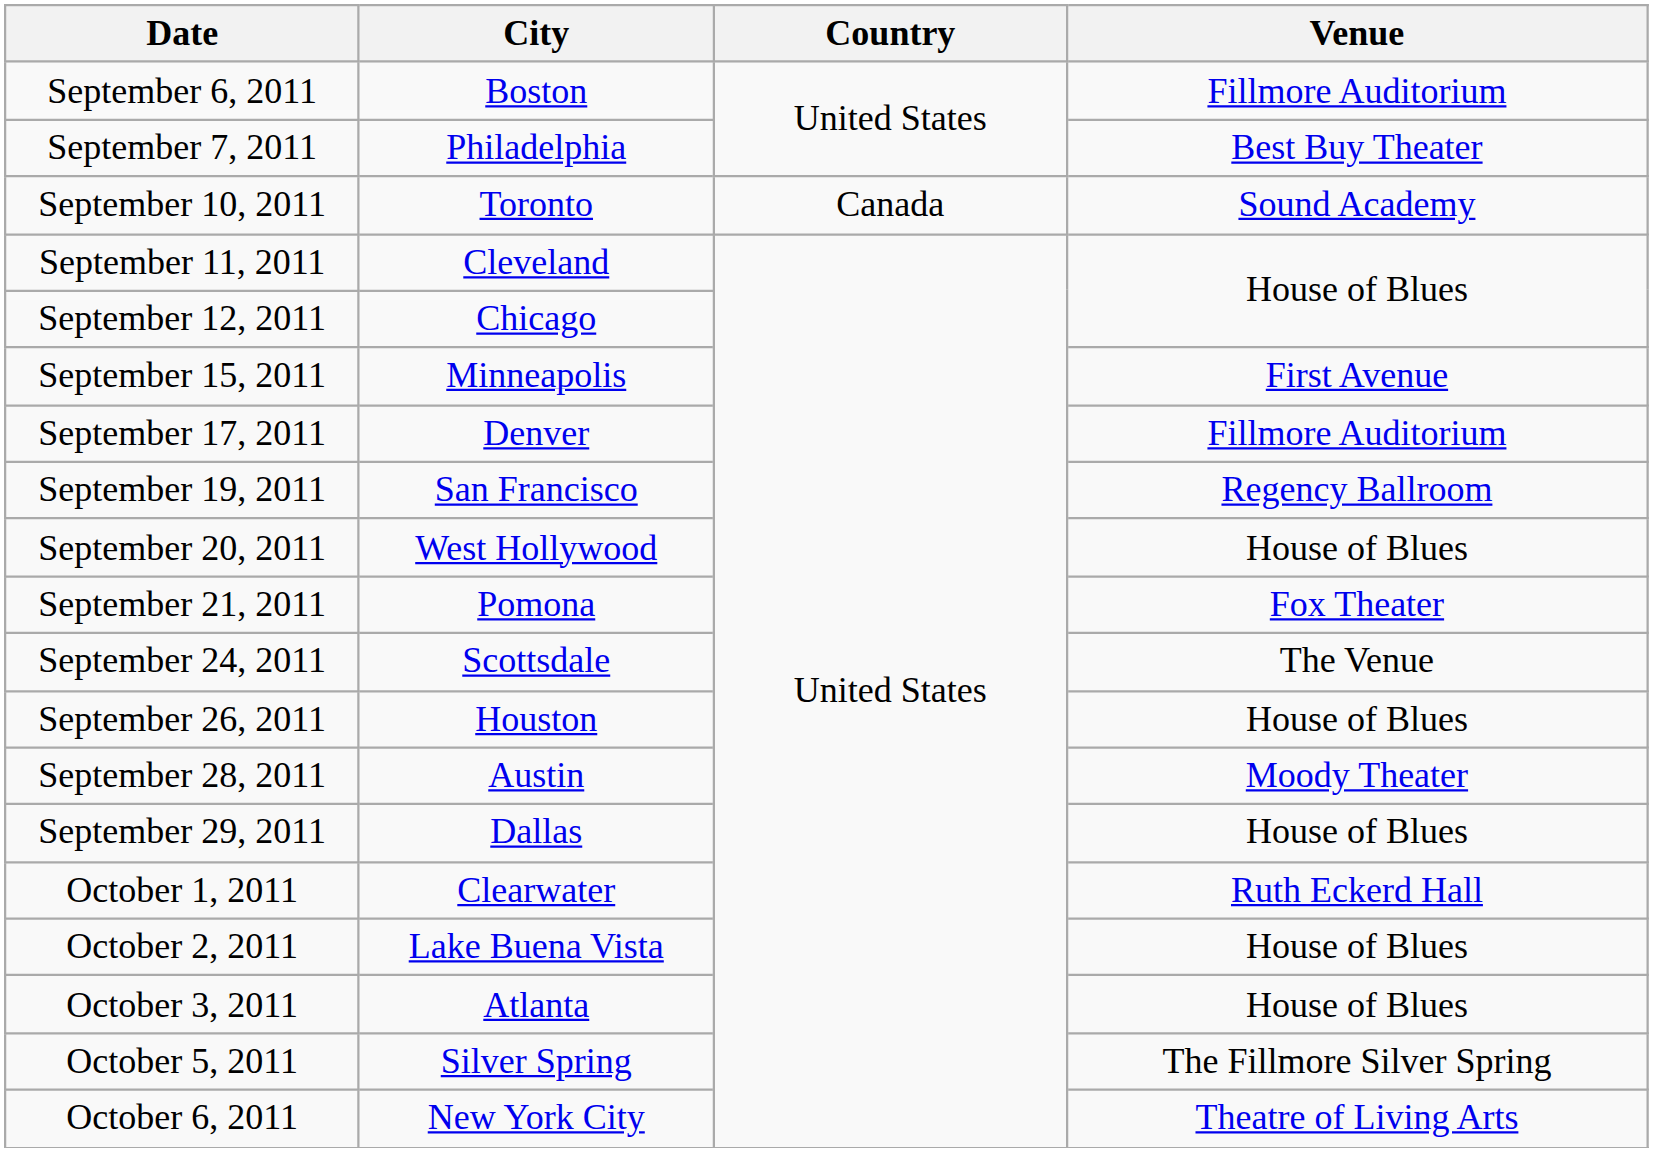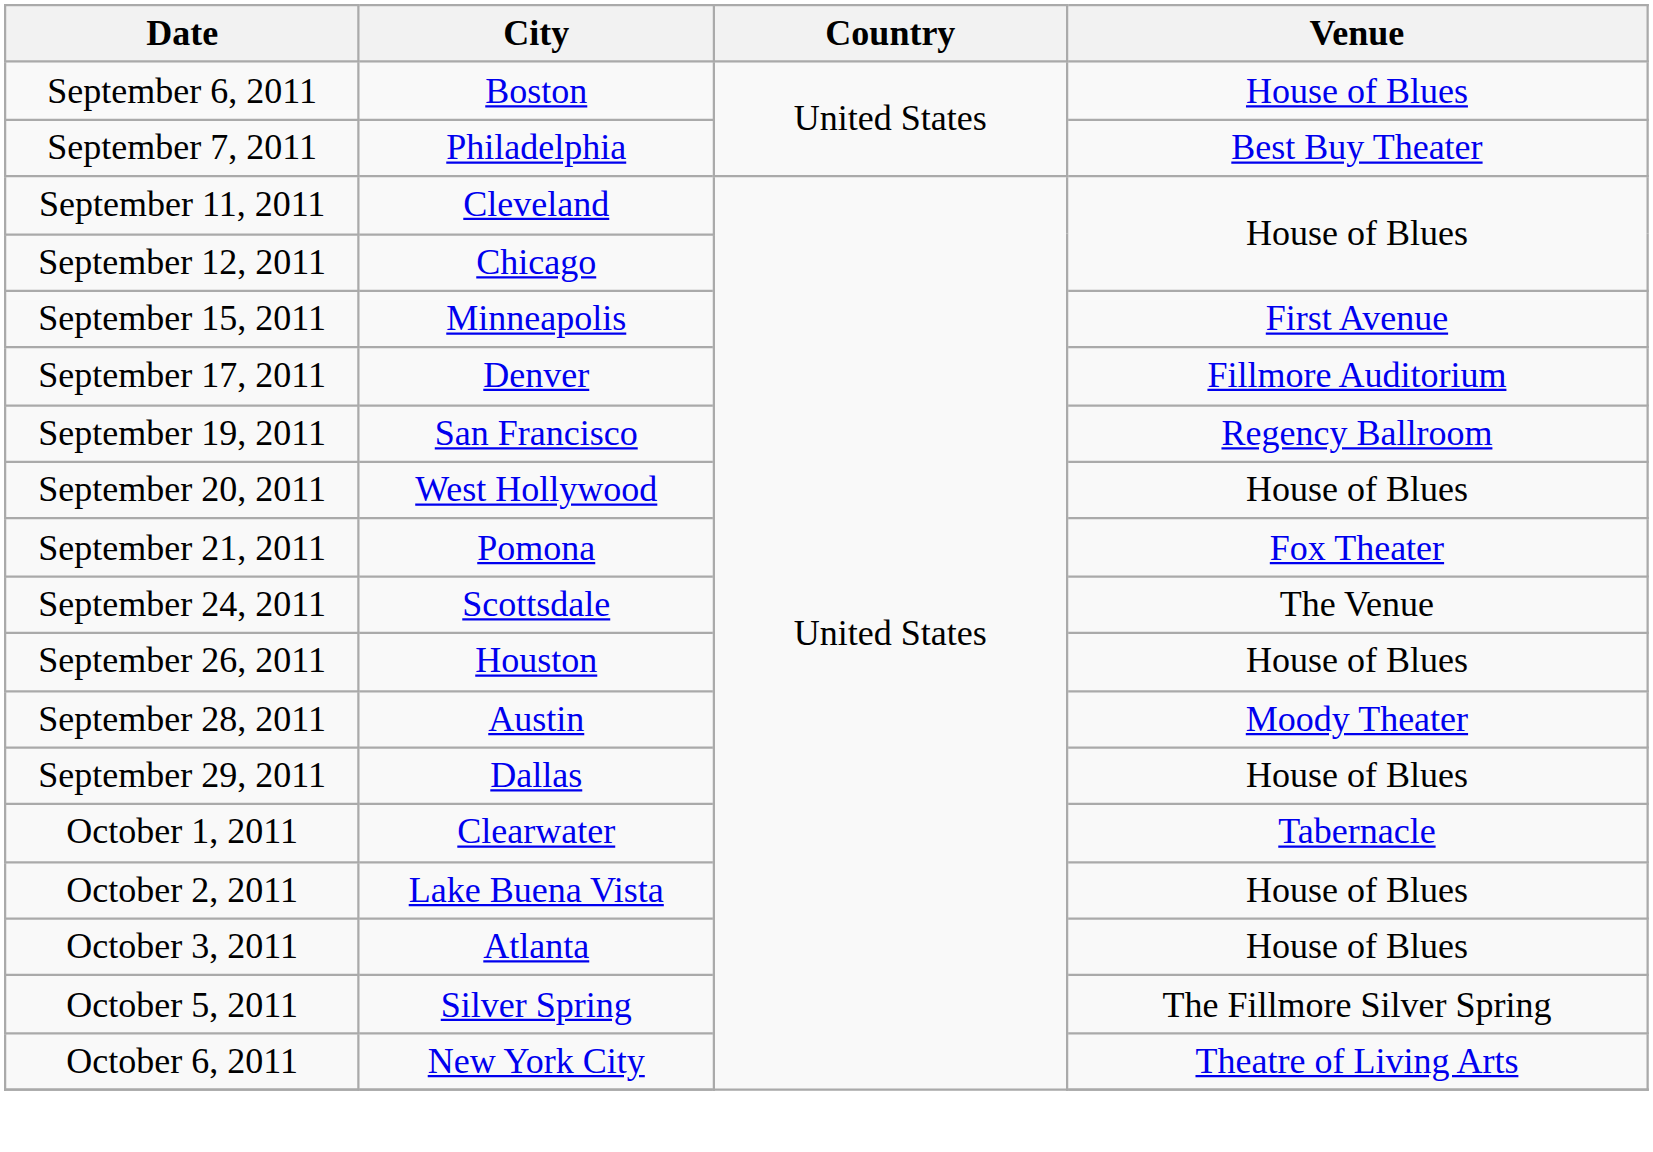(1357, 90) Fillmore Auditorium -> (1357, 90) House of Blues
- row: (182, 204)
(1357, 889) Ruth Eckerd Hall -> (1357, 832) Tabernacle
